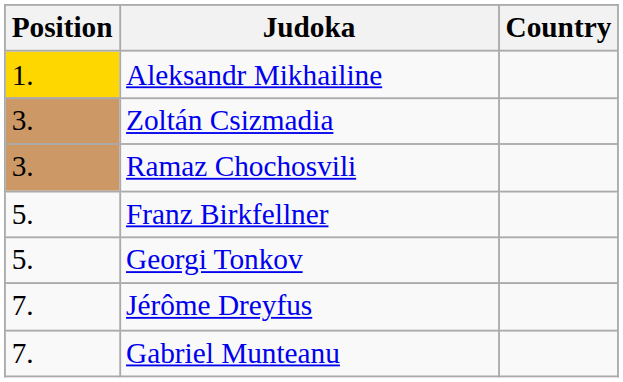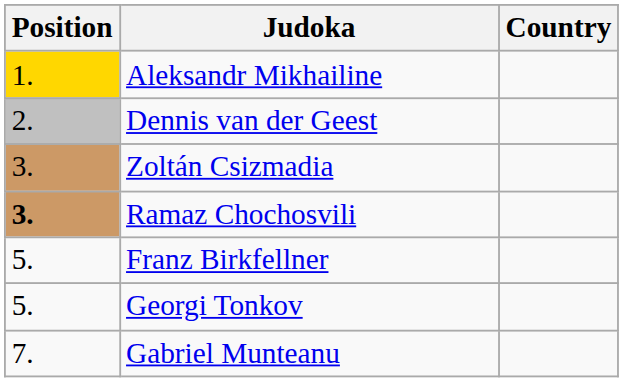+ row: (252, 120)
(23, 167) normal -> (23, 213) bold
- row: (219, 306)
